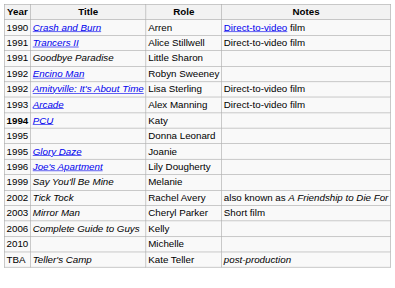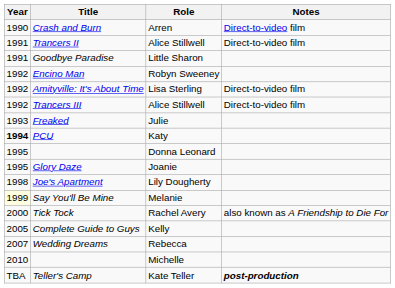+ row: (57, 105)
- row: (48, 105)
+ row: (51, 120)
(17, 167) 1996 -> (17, 182) 1998
(17, 182) no background -> (17, 197) lightyellow background
(17, 197) 2002 -> (17, 213) 2000
- row: (56, 213)
(17, 228) 2006 -> (17, 228) 2005
+ row: (70, 244)
(257, 259) normal -> (261, 275) bold
